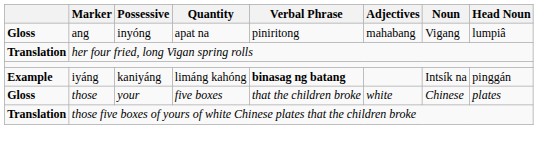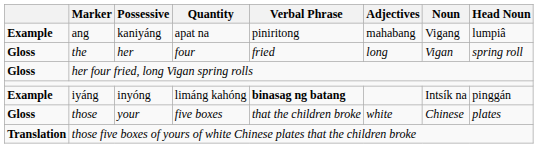(21, 33) Gloss -> (30, 33) Example
(134, 33) inyóng -> (139, 33) kaniyáng
+ row: (79, 52)
(37, 52) Translation -> (21, 71) Gloss
(139, 76) kaniyáng -> (134, 95) inyóng
